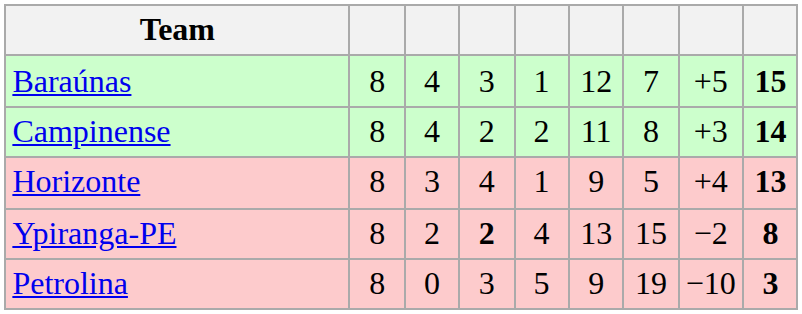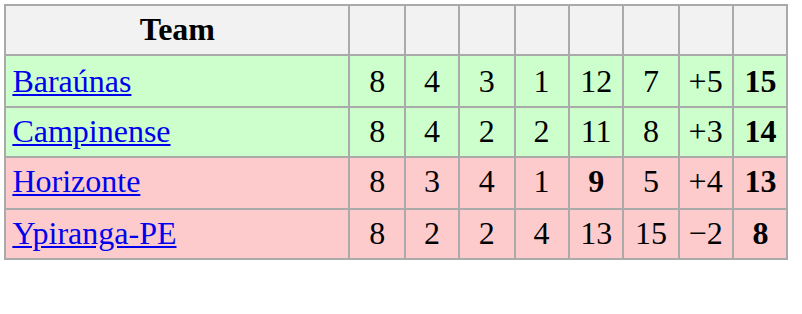(596, 182) normal -> (596, 182) bold
(487, 232) bold -> (487, 232) normal
- row: (70, 283)
